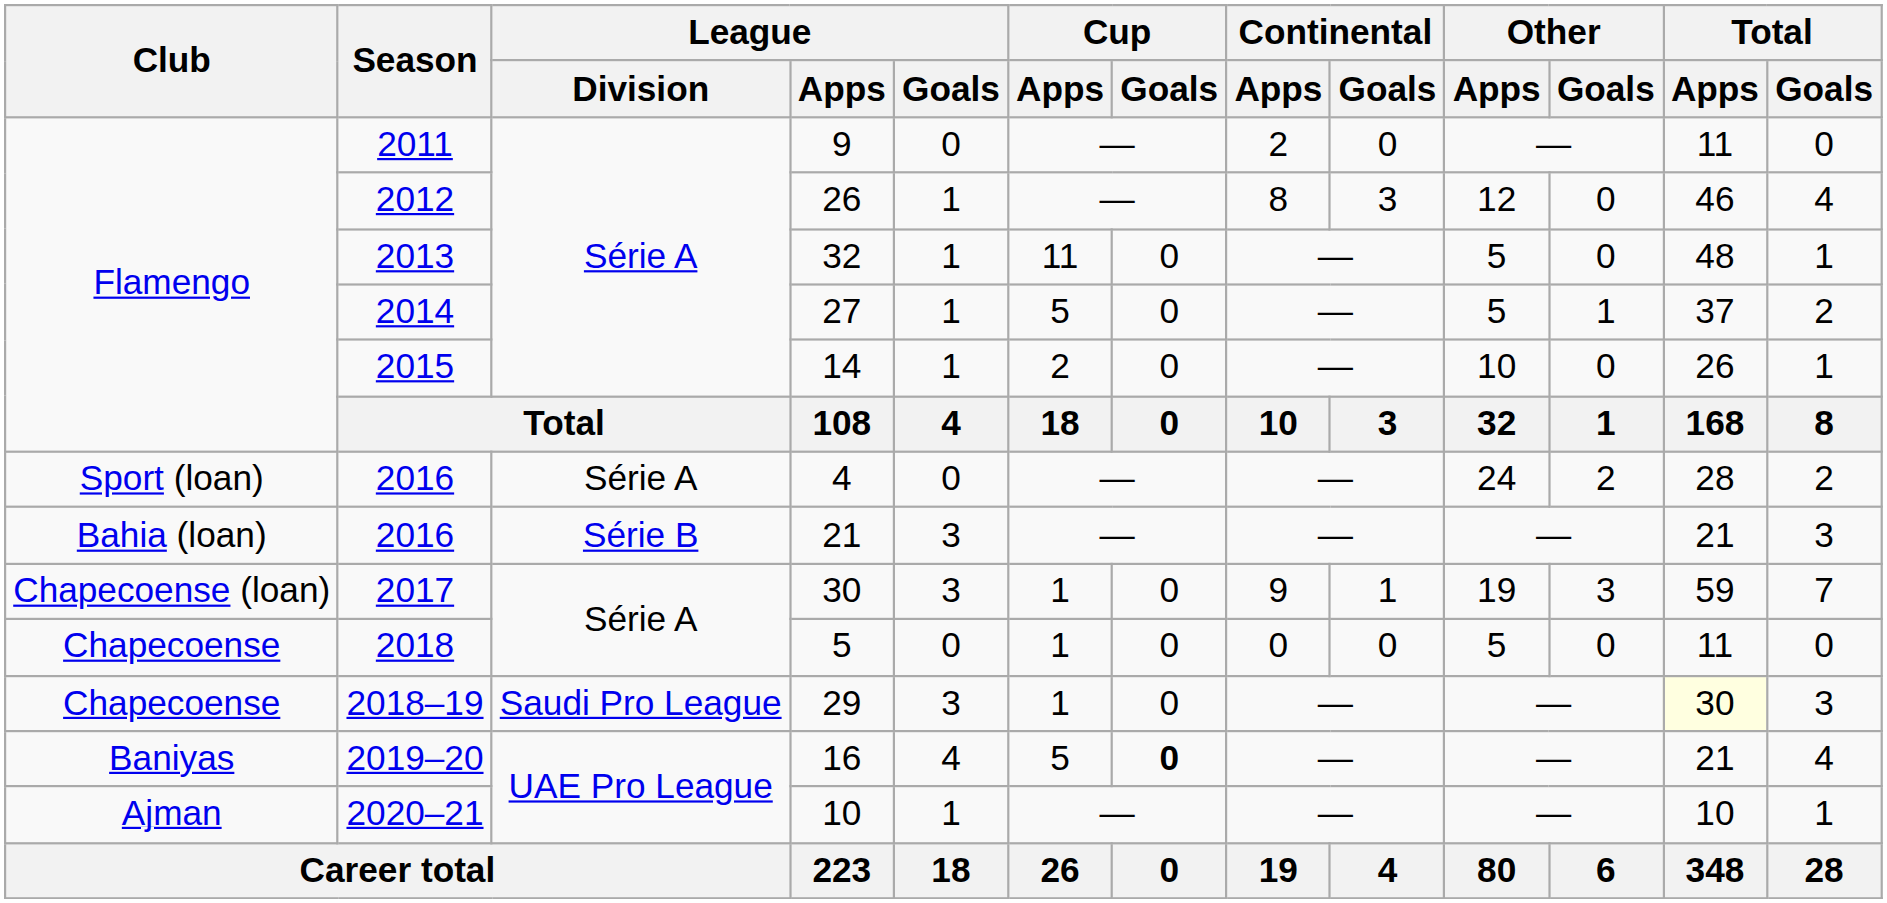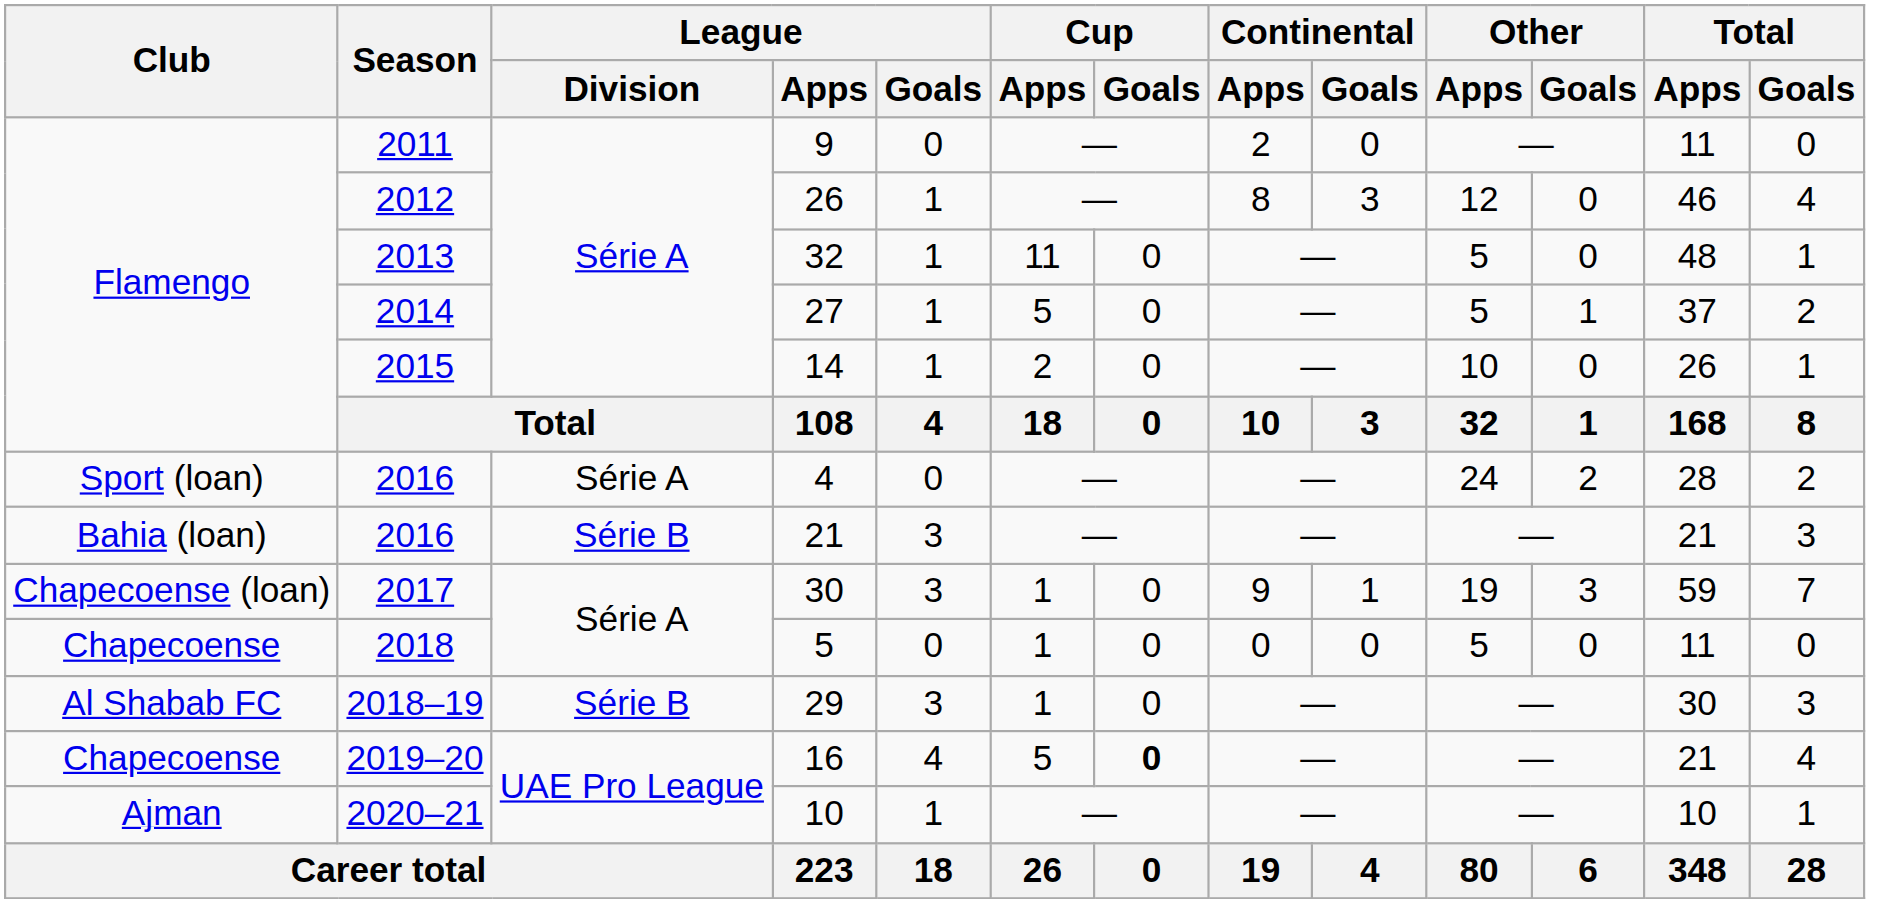(172, 702) Chapecoense -> (172, 702) Al Shabab FC
(641, 702) Saudi Pro League -> (632, 702) Série B
(1715, 702) lightyellow background -> (1697, 702) no background
(172, 758) Baniyas -> (172, 758) Chapecoense
